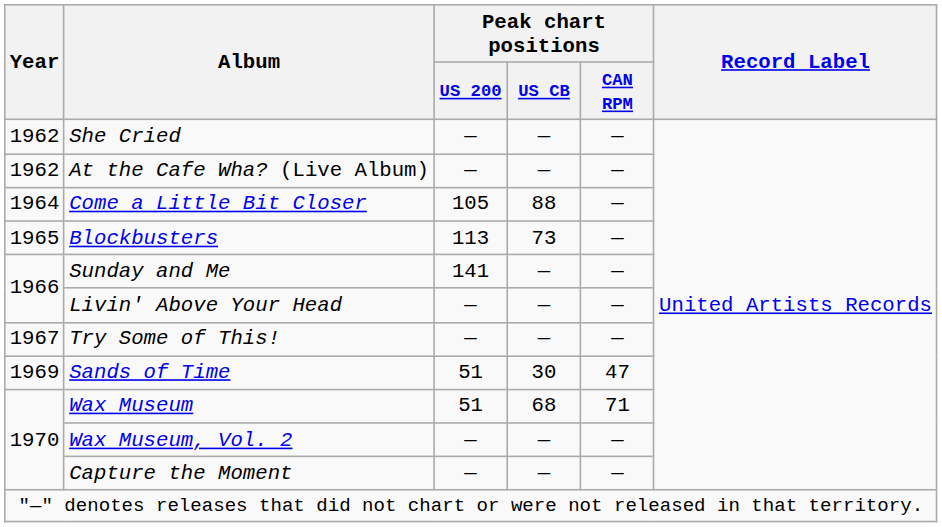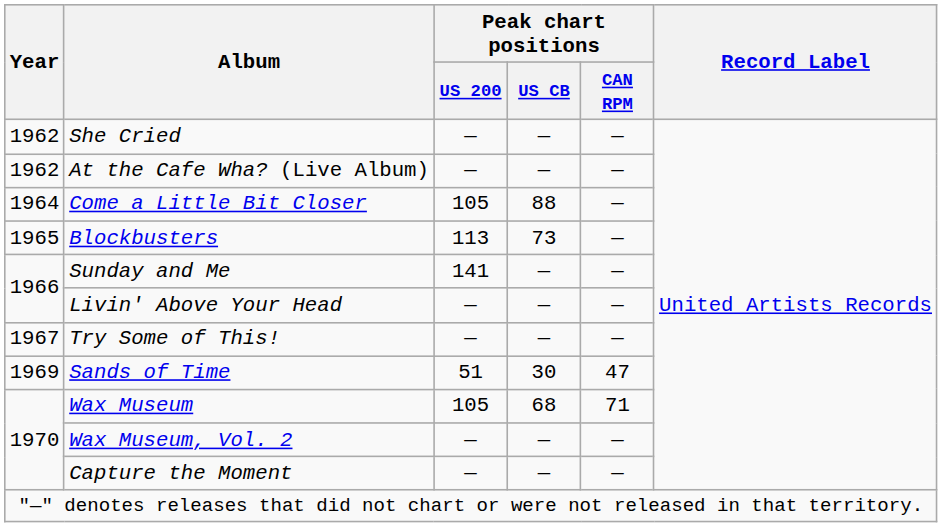(471, 406) 51 -> (471, 406) 105
